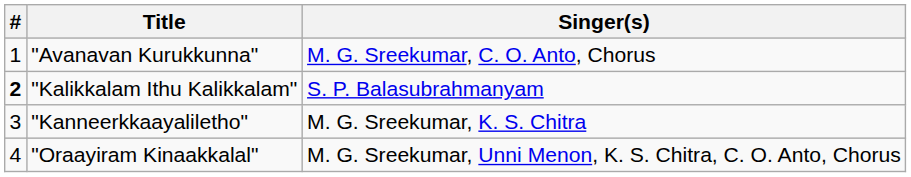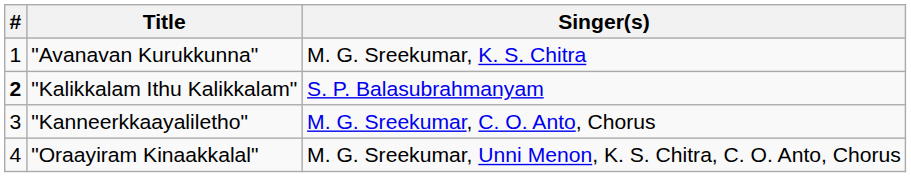(481, 55) M. G. Sreekumar, C. O. Anto, Chorus -> (447, 55) M. G. Sreekumar, K. S. Chitra
(447, 122) M. G. Sreekumar, K. S. Chitra -> (481, 122) M. G. Sreekumar, C. O. Anto, Chorus
